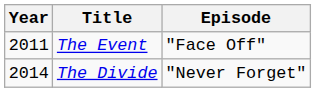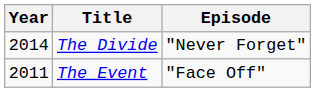rows swapped: (102, 46) <-> (107, 73)
